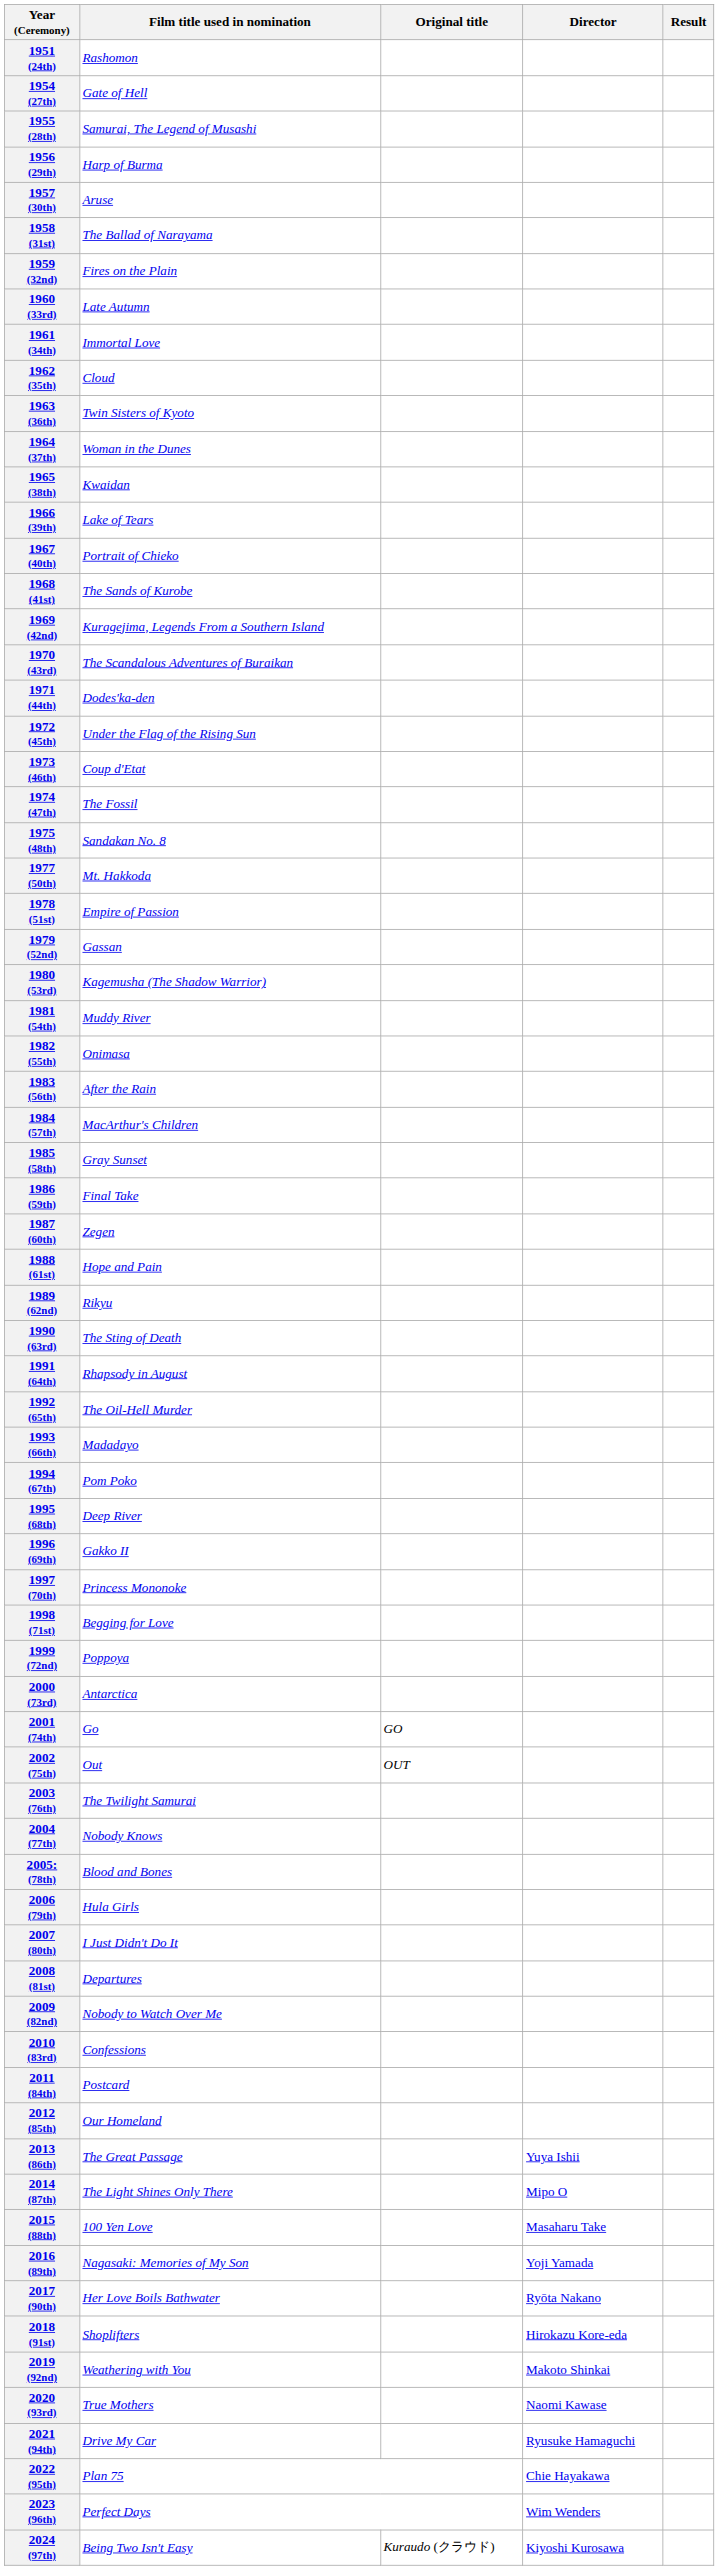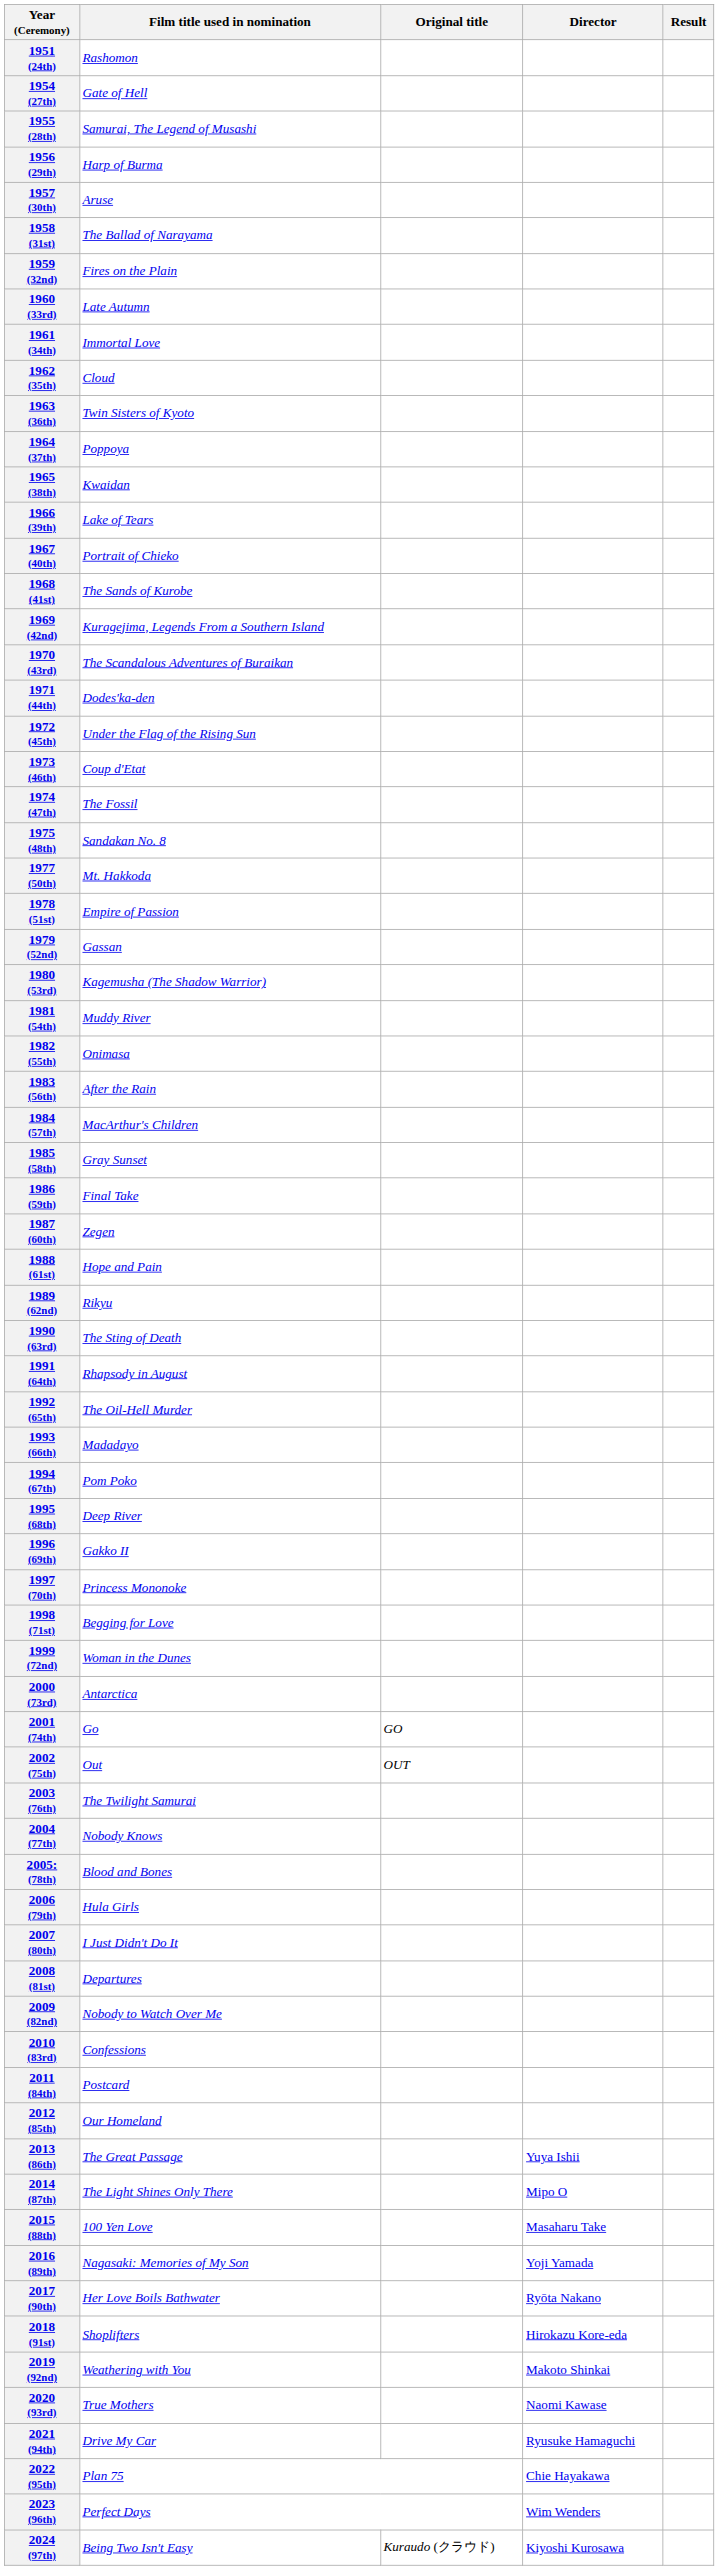(137, 449) Woman in the Dunes -> (106, 449) Poppoya
(106, 1658) Poppoya -> (137, 1658) Woman in the Dunes
